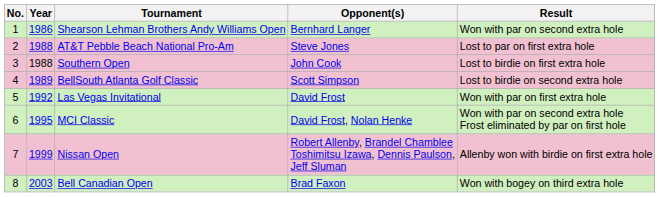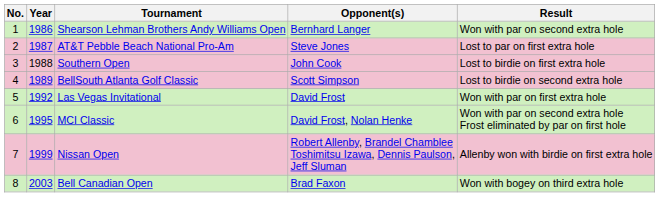(41, 47) 1988 -> (41, 47) 1987
